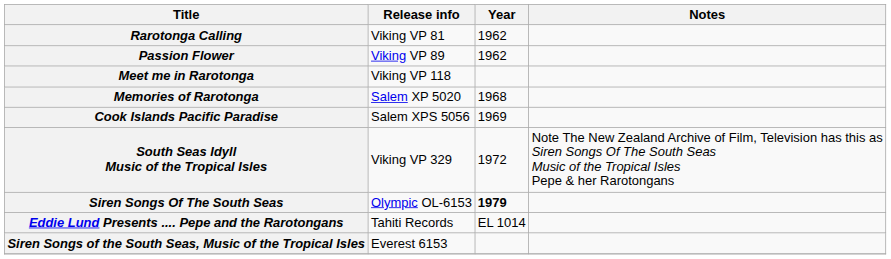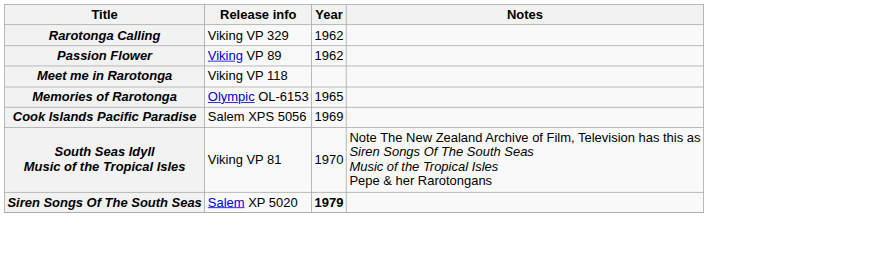(408, 35) Viking VP 81 -> (248, 35) Viking VP 329
(416, 96) Salem XP 5020 -> (258, 96) Olympic OL-6153
(492, 96) 1968 -> (329, 96) 1965
(412, 159) Viking VP 329 -> (245, 159) Viking VP 81
(492, 159) 1972 -> (329, 159) 1970
(421, 202) Olympic OL-6153 -> (253, 202) Salem XP 5020
- row: (186, 222)
- row: (186, 243)
